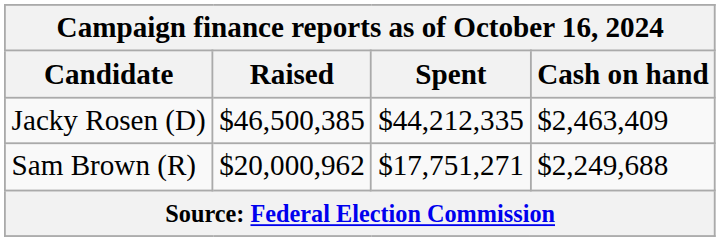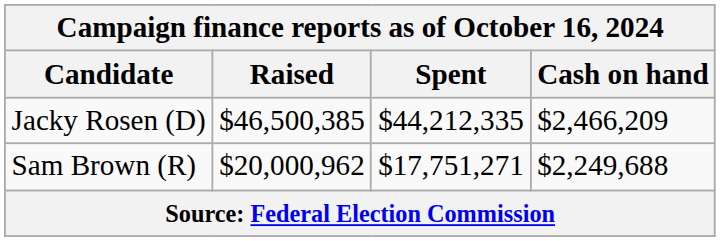(603, 119) $2,463,409 -> (603, 119) $2,466,209
